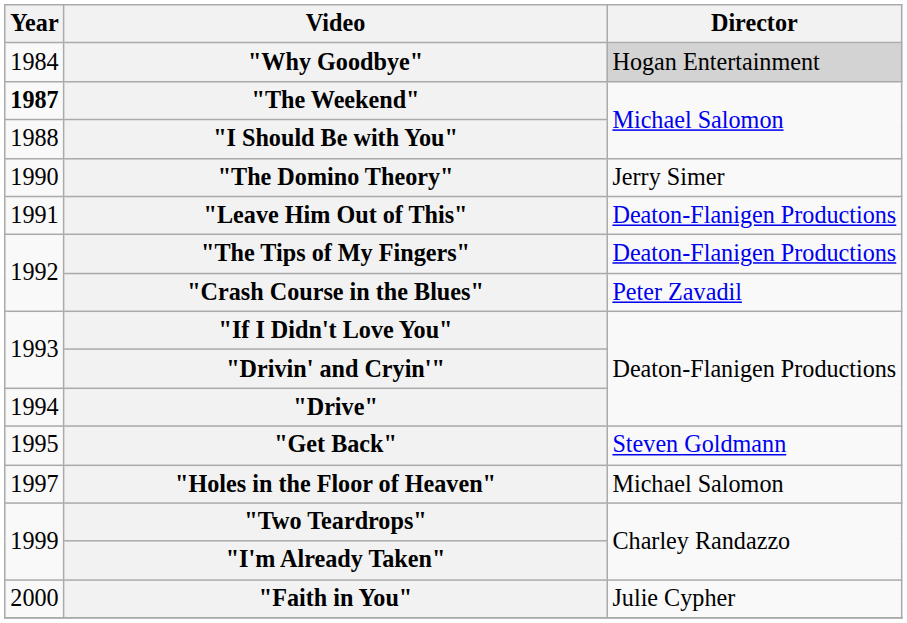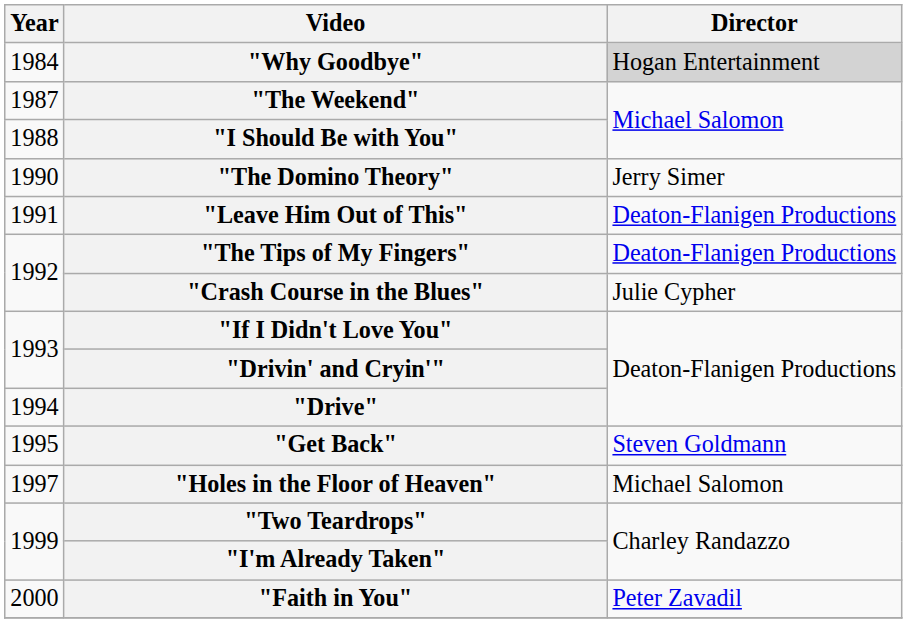(34, 100) bold -> (34, 100) normal
(677, 291) Peter Zavadil -> (674, 291) Julie Cypher
(674, 598) Julie Cypher -> (677, 598) Peter Zavadil
